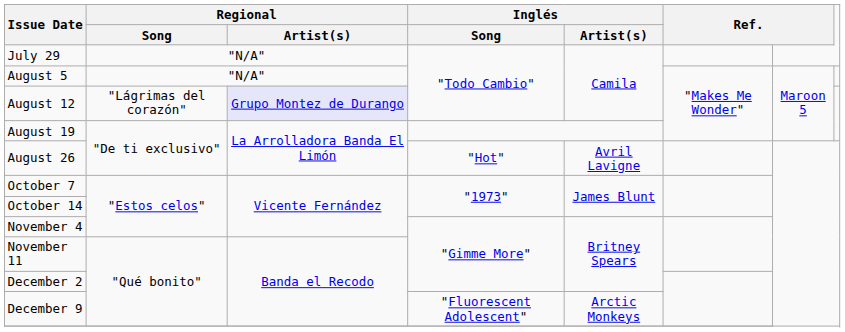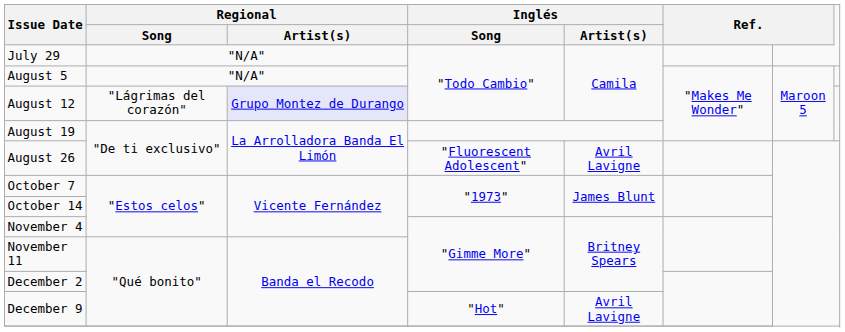(486, 158) "Hot" -> (486, 158) "Fluorescent Adolescent"
(486, 309) "Fluorescent Adolescent" -> (486, 309) "Hot"
(614, 309) Arctic Monkeys -> (614, 309) Avril Lavigne
